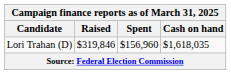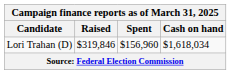(186, 45) $1,618,035 -> (186, 45) $1,618,034
